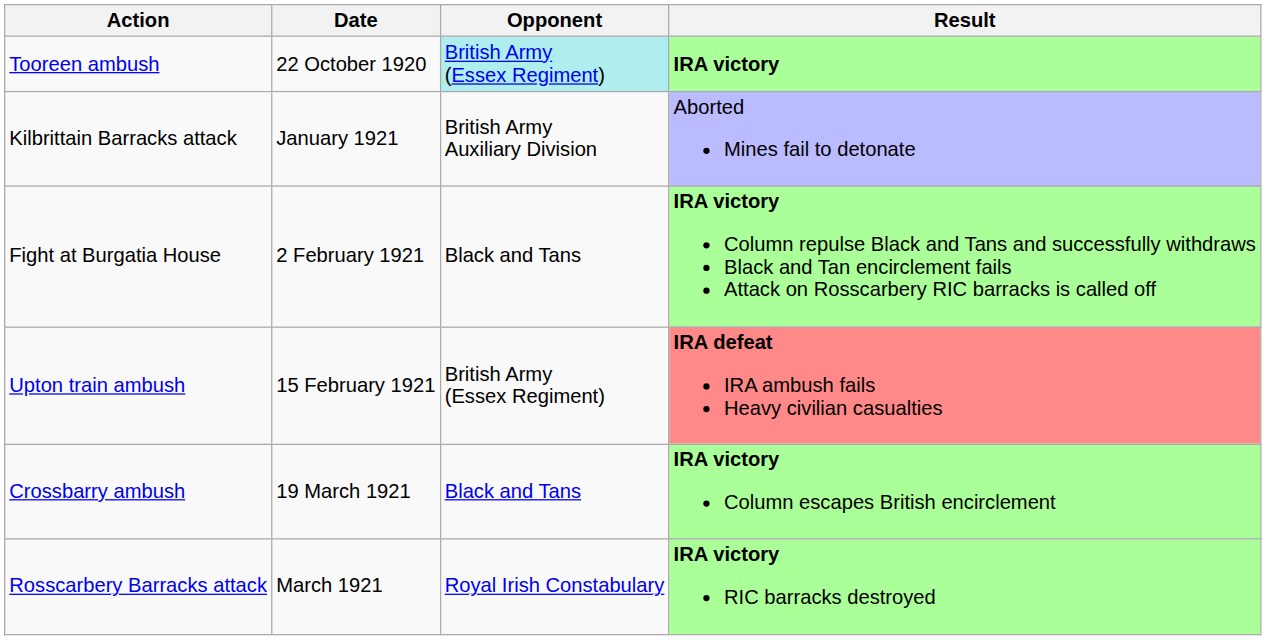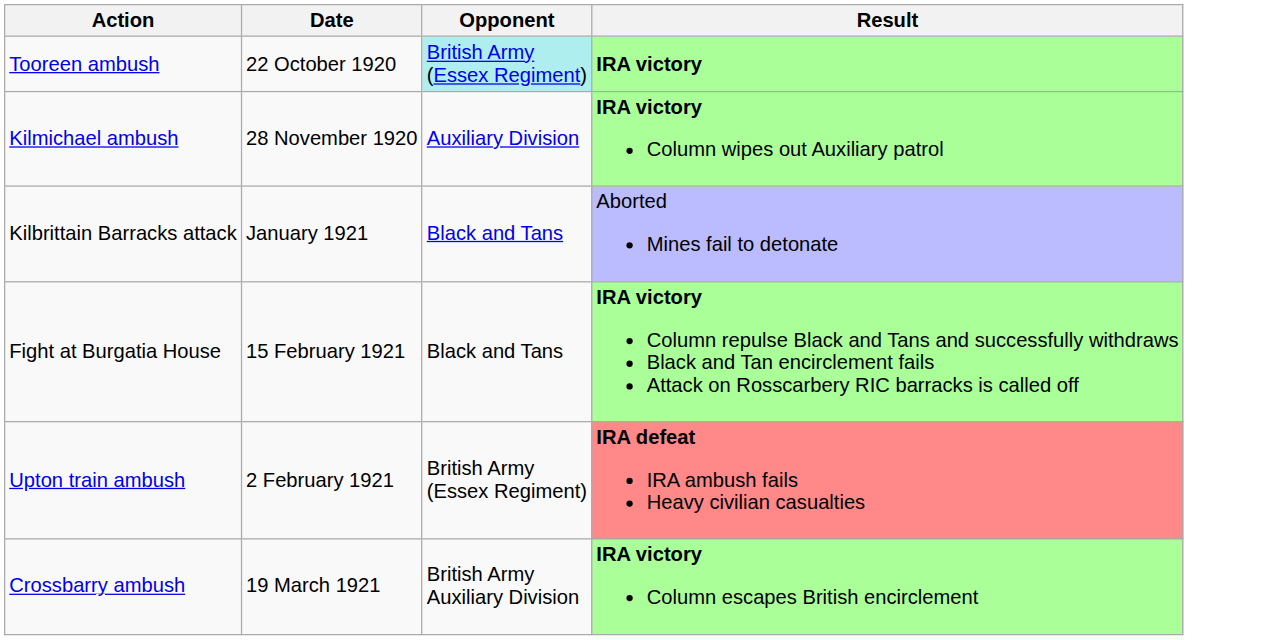+ row: (94, 138)
(521, 138) British Army Auxiliary Division -> (495, 233) Black and Tans
(350, 256) 2 February 1921 -> (326, 351) 15 February 1921
(356, 385) 15 February 1921 -> (320, 480) 2 February 1921
(513, 491) Black and Tans -> (503, 586) British Army Auxiliary Division
- row: (138, 586)
